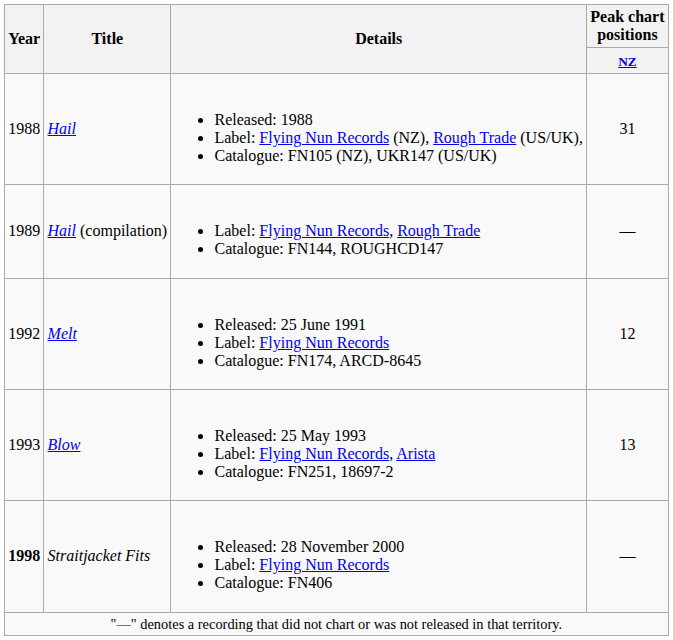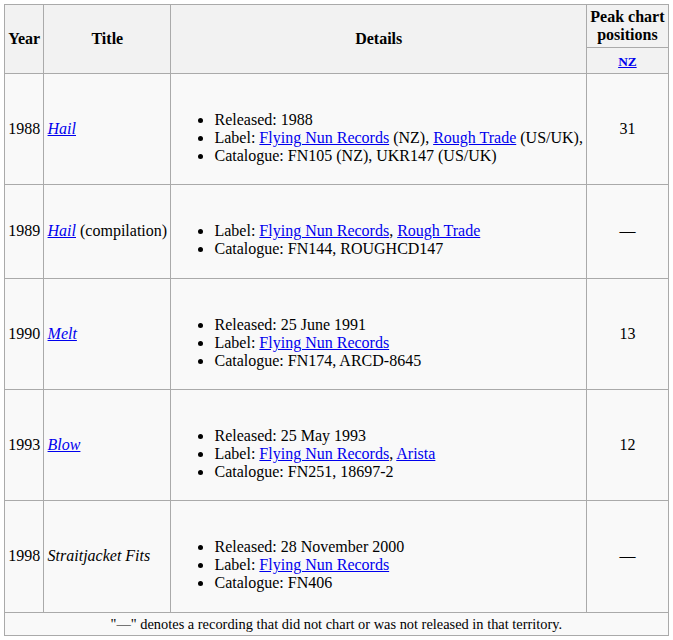(24, 333) 1992 -> (24, 333) 1990
(627, 333) 12 -> (627, 333) 13
(627, 445) 13 -> (627, 445) 12
(24, 556) bold -> (24, 556) normal
